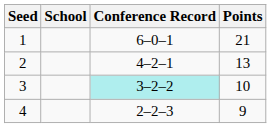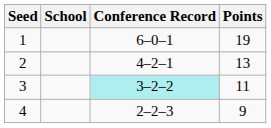(243, 39) 21 -> (243, 39) 19
(243, 87) 10 -> (243, 87) 11
